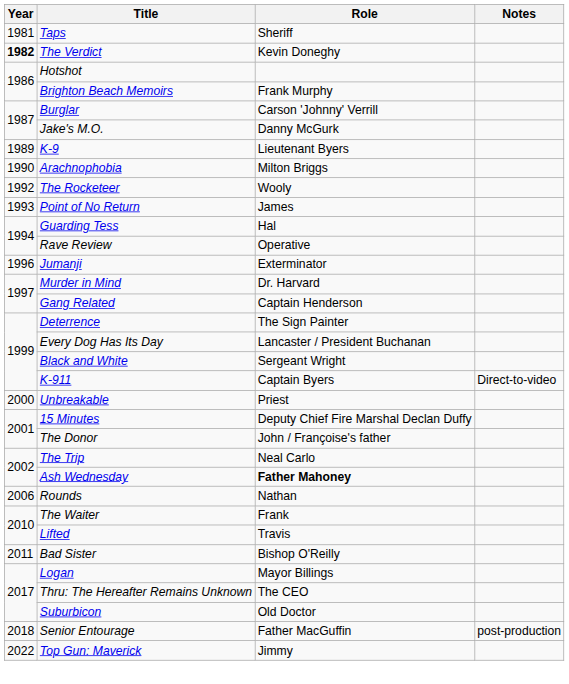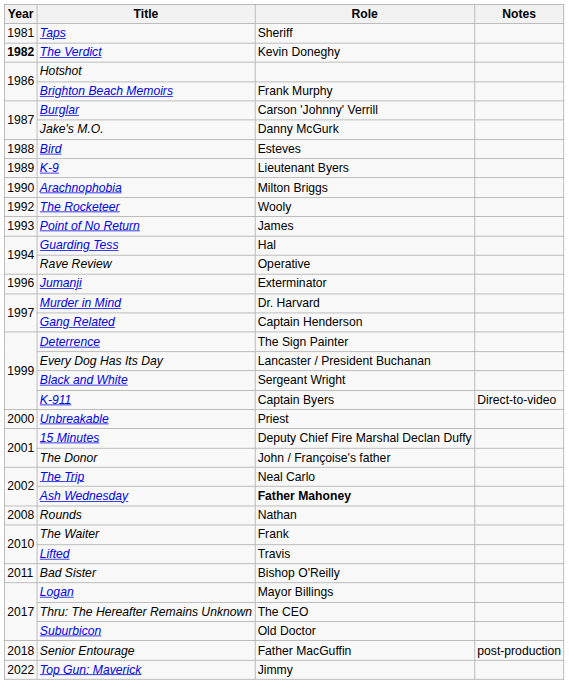+ row: (51, 149)
(21, 496) 2006 -> (21, 515) 2008
